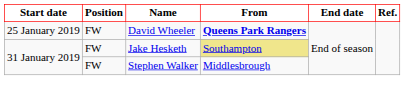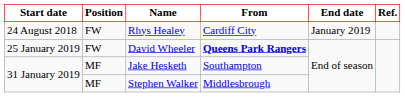+ row: (156, 30)
(93, 48) FW -> (93, 65) MF
(232, 48) khaki background -> (232, 65) no background
(93, 65) FW -> (93, 83) MF
